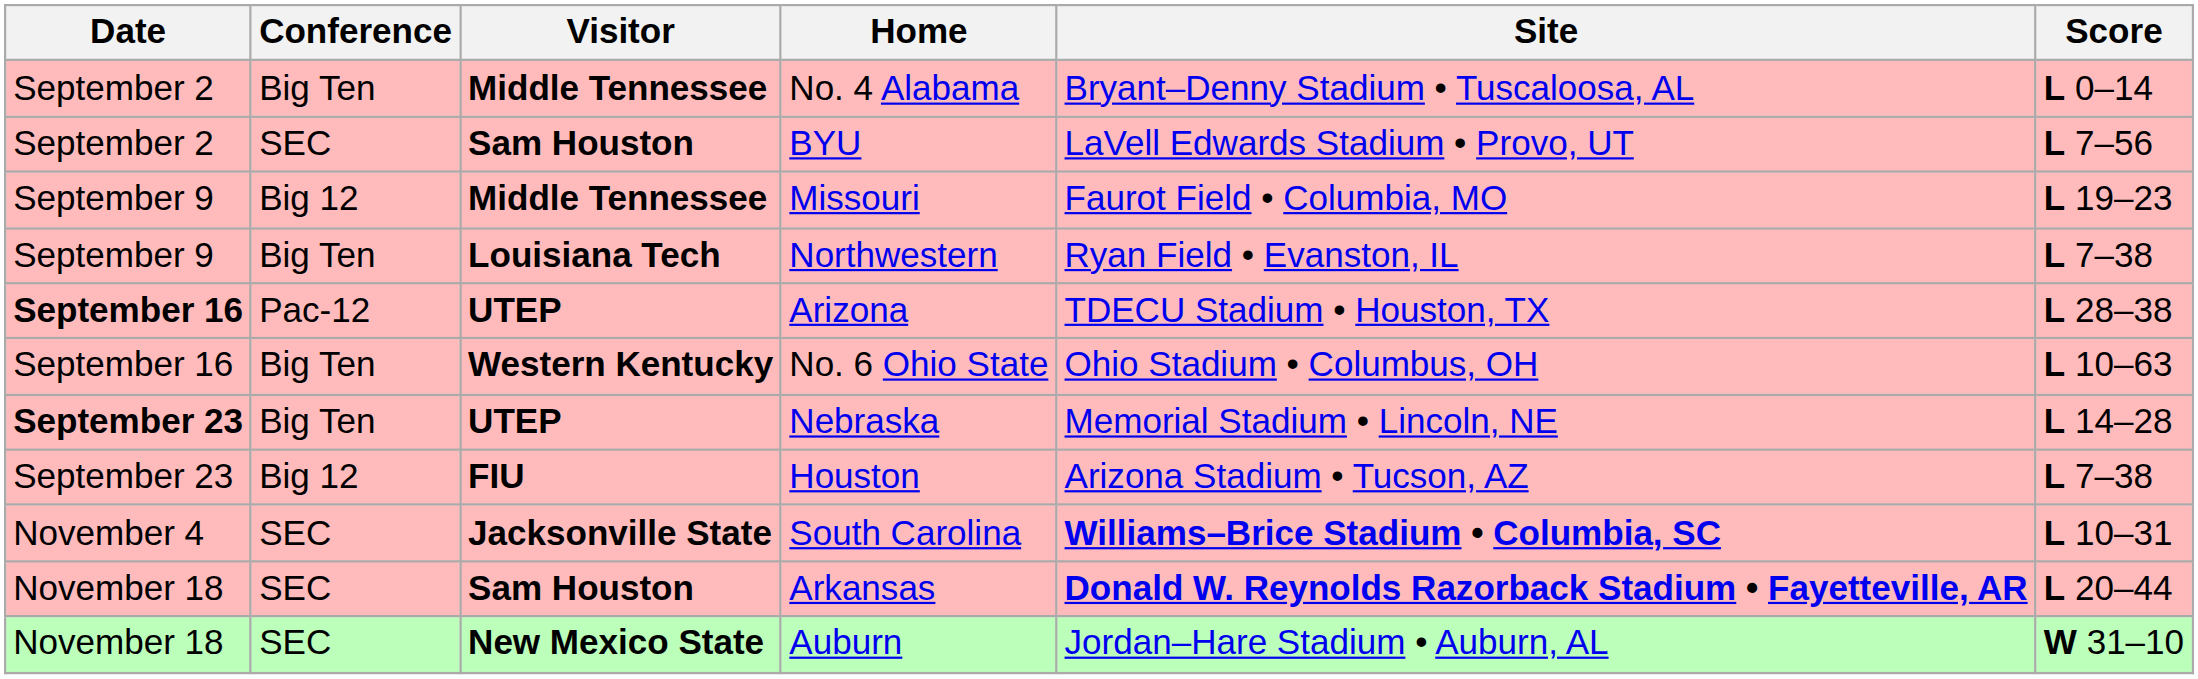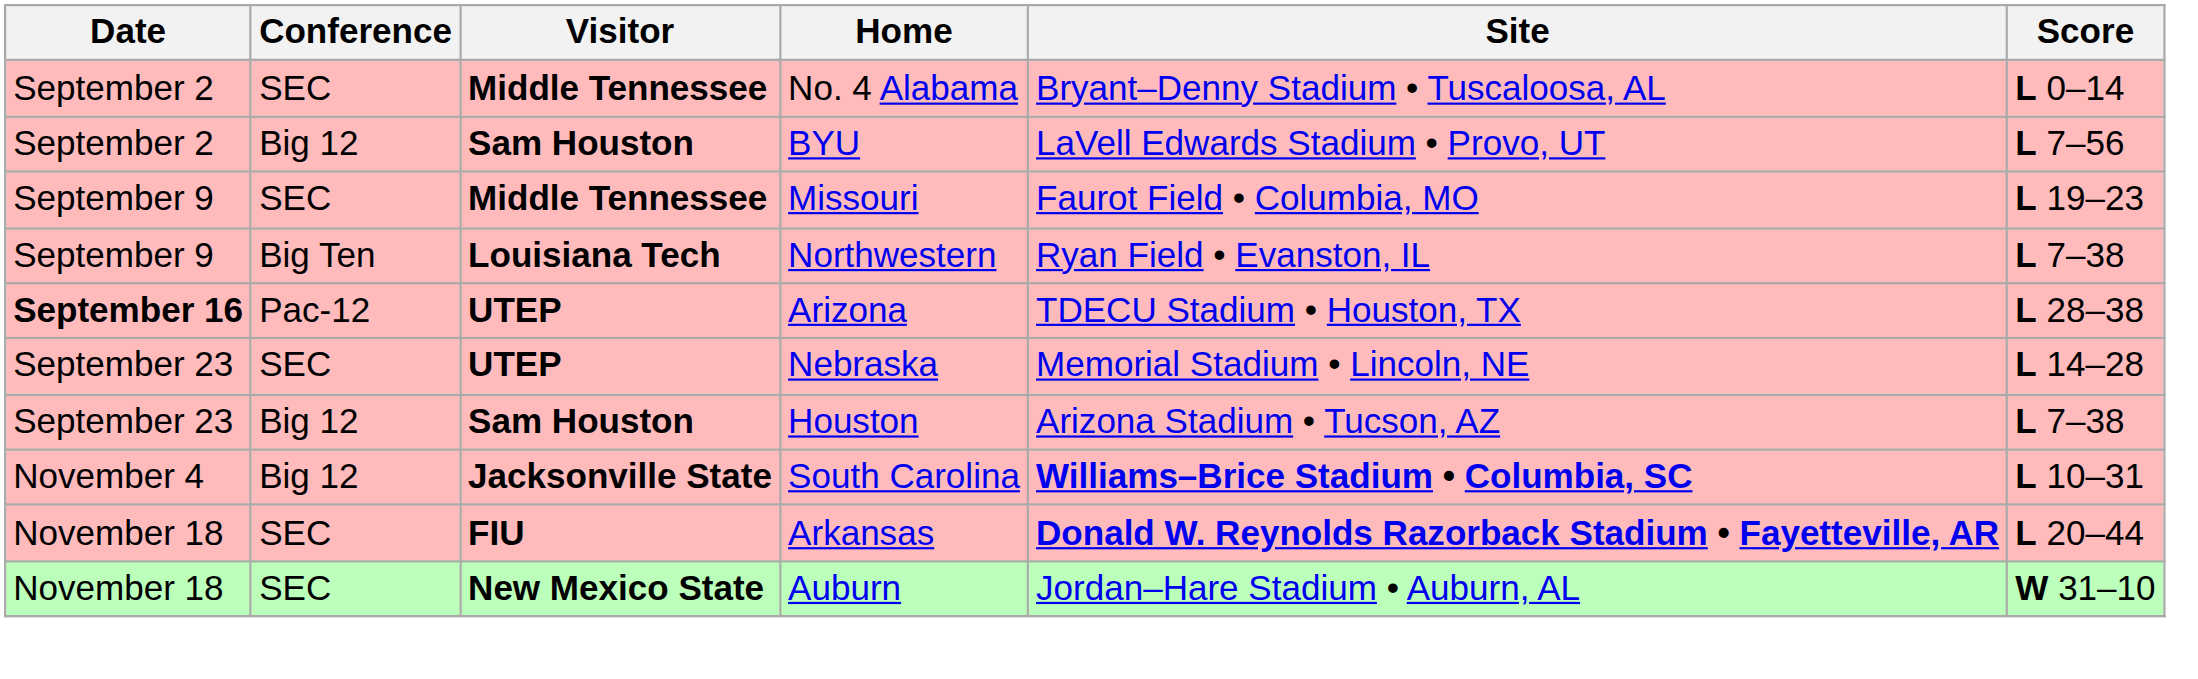(317, 87) Big Ten -> (295, 87) SEC
(295, 143) SEC -> (309, 143) Big 12
(309, 198) Big 12 -> (295, 198) SEC
- row: (919, 365)
(128, 421) bold -> (123, 365) normal
(317, 421) Big Ten -> (295, 365) SEC
(496, 476) FIU -> (581, 421) Sam Houston
(295, 532) SEC -> (309, 476) Big 12
(581, 587) Sam Houston -> (496, 532) FIU
